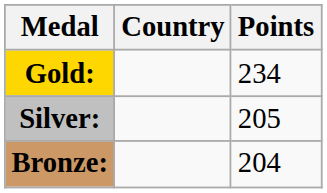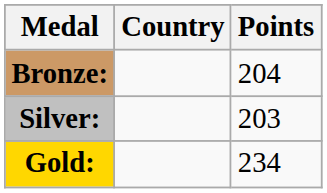rows swapped: (60, 72) <-> (60, 163)
(259, 118) 205 -> (259, 118) 203
